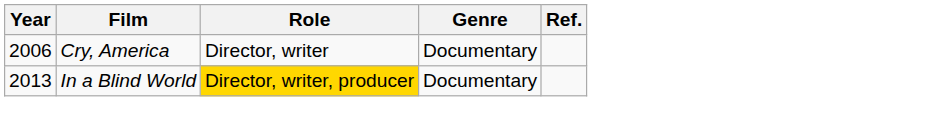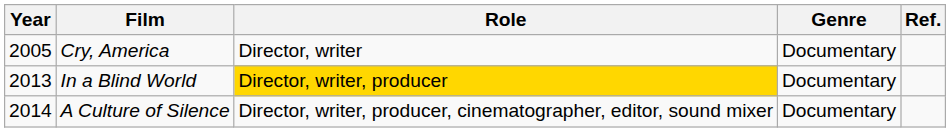(30, 50) 2006 -> (30, 50) 2005
+ row: (145, 111)
